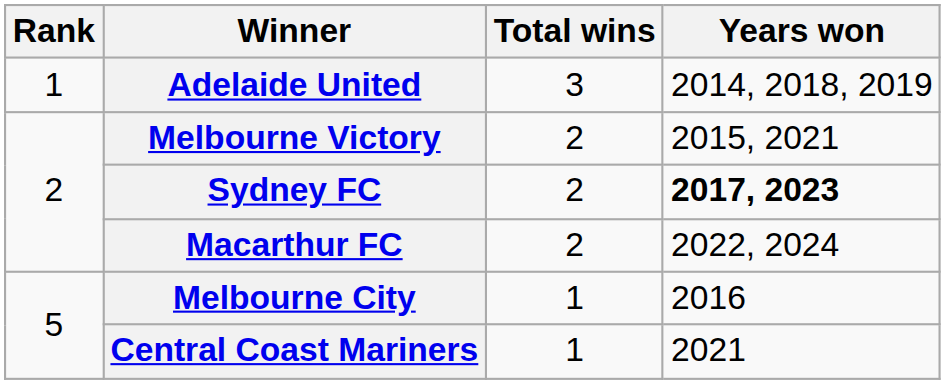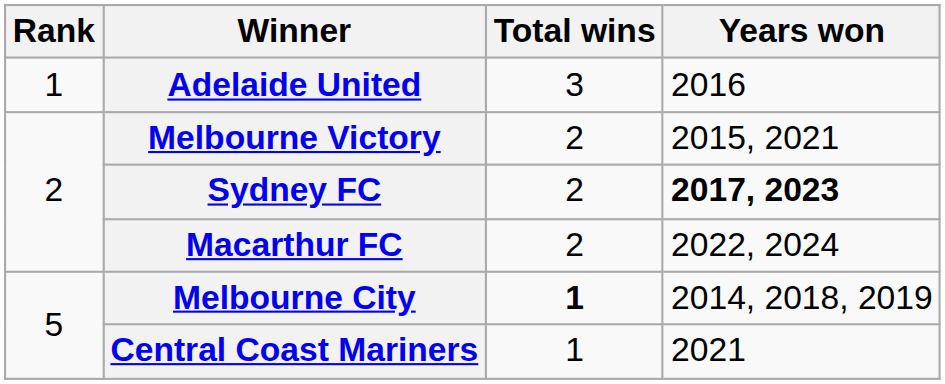(802, 84) 2014, 2018, 2019 -> (708, 84) 2016
(575, 297) normal -> (575, 297) bold
(708, 297) 2016 -> (802, 297) 2014, 2018, 2019
